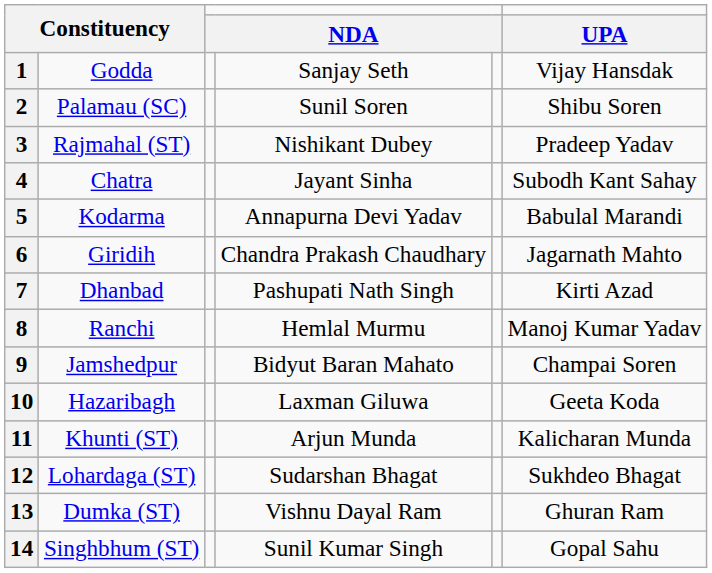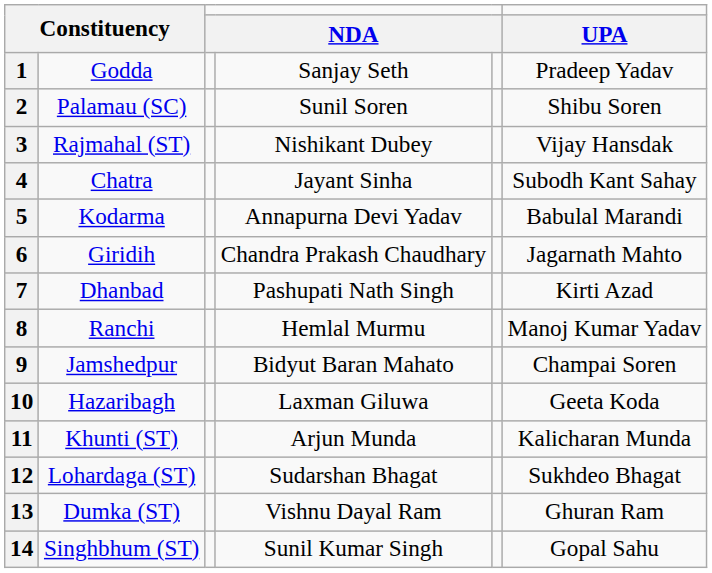(604, 70) Vijay Hansdak -> (604, 70) Pradeep Yadav
(604, 143) Pradeep Yadav -> (604, 143) Vijay Hansdak
